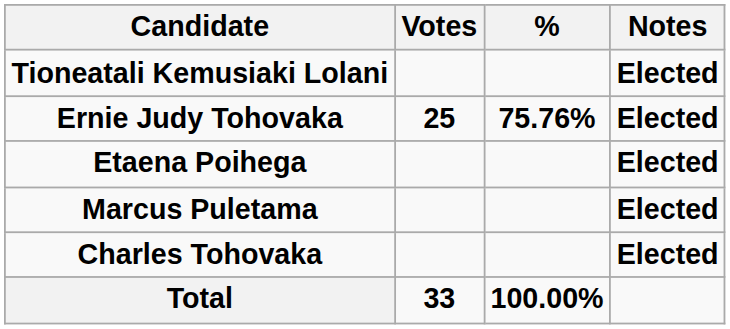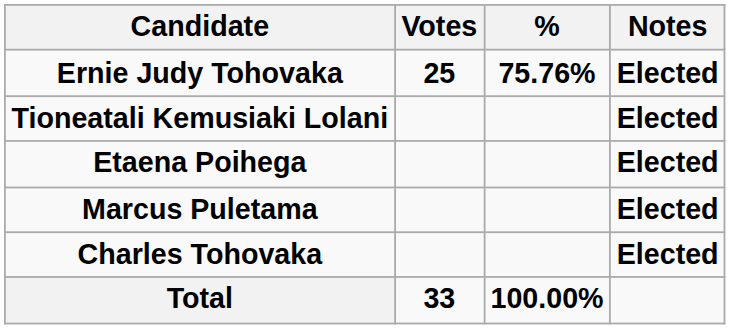rows swapped: (200, 118) <-> (200, 72)
